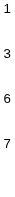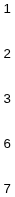+ row: (7, 54)
